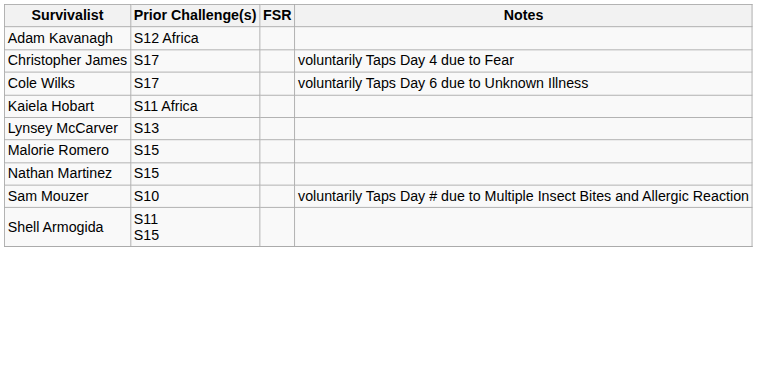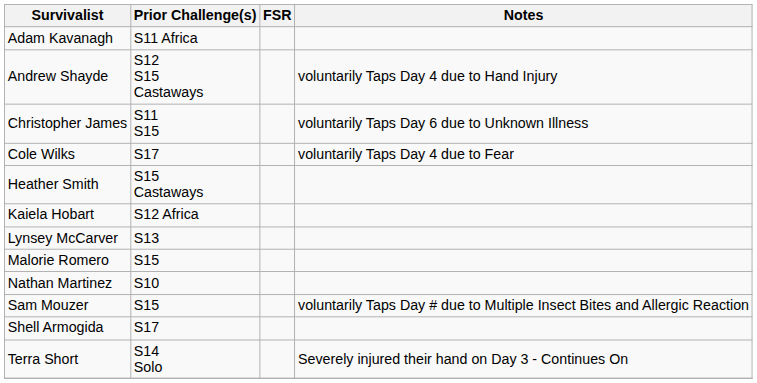(166, 38) S12 Africa -> (166, 38) S11 Africa
+ row: (58, 76)
(146, 60) S17 -> (146, 123) S11 S15
(406, 60) voluntarily Taps Day 4 due to Fear -> (443, 123) voluntarily Taps Day 6 due to Unknown Illness
(443, 83) voluntarily Taps Day 6 due to Unknown Illness -> (406, 154) voluntarily Taps Day 4 due to Fear
+ row: (53, 184)
(166, 106) S11 Africa -> (166, 215) S12 Africa
(146, 173) S15 -> (146, 283) S10
(146, 196) S10 -> (146, 305) S15
(146, 227) S11 S15 -> (146, 328) S17
+ row: (43, 358)
